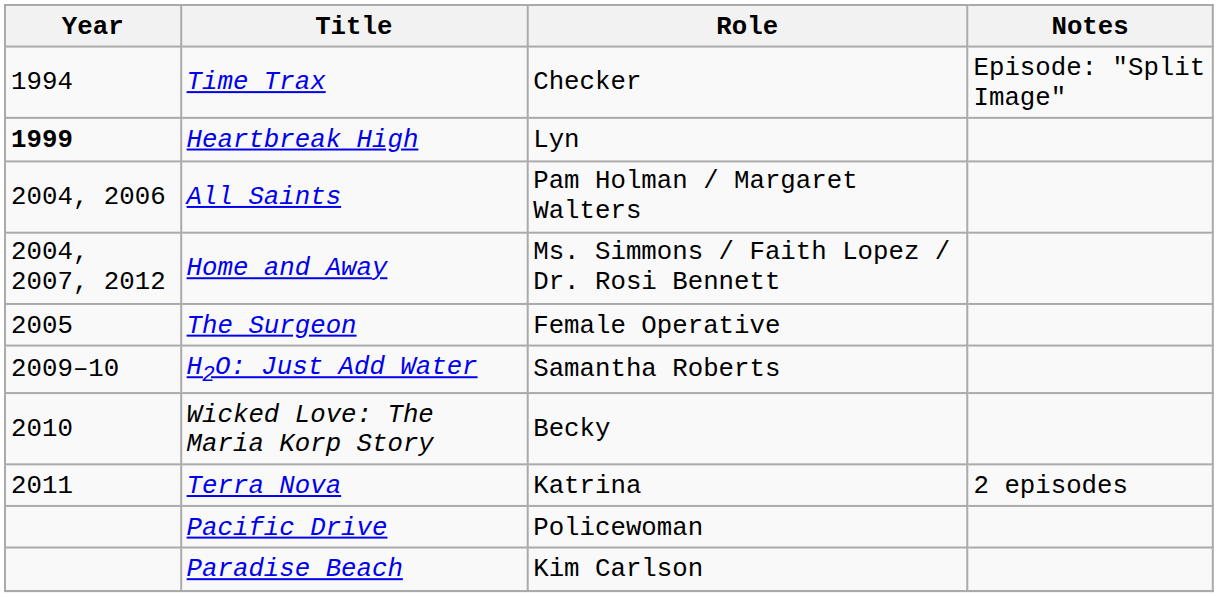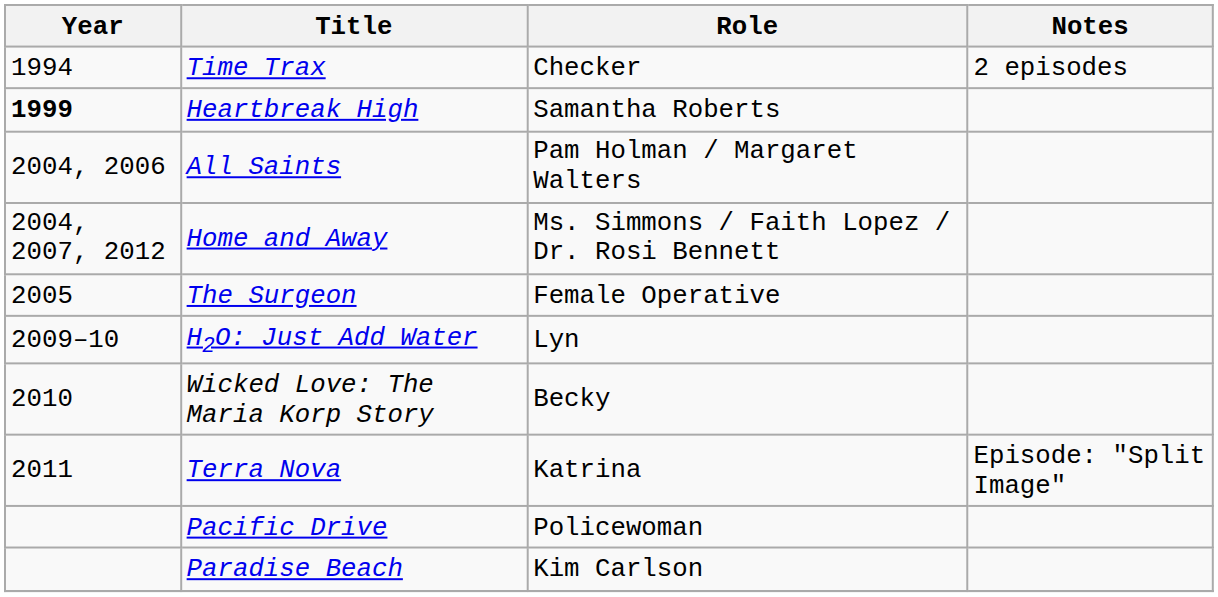(1089, 83) Episode: "Split Image" -> (1051, 68) 2 episodes
(556, 140) Lyn -> (657, 110) Samantha Roberts
(657, 369) Samantha Roberts -> (556, 340) Lyn
(1051, 486) 2 episodes -> (1089, 471) Episode: "Split Image"
